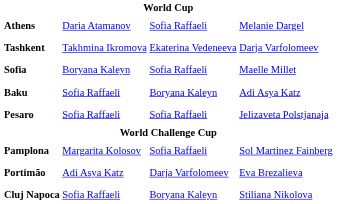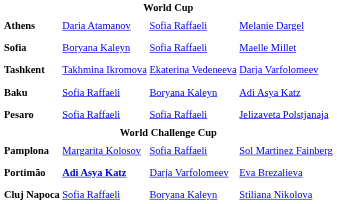rows swapped: (15, 70) <-> (24, 48)
(93, 173) normal -> (94, 173) bold
